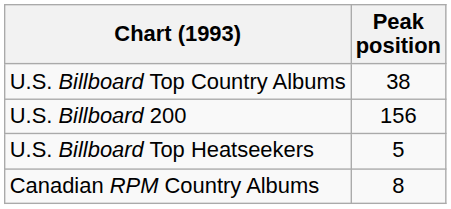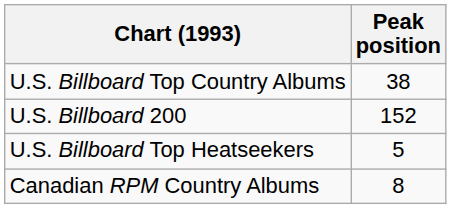(398, 116) 156 -> (398, 116) 152
